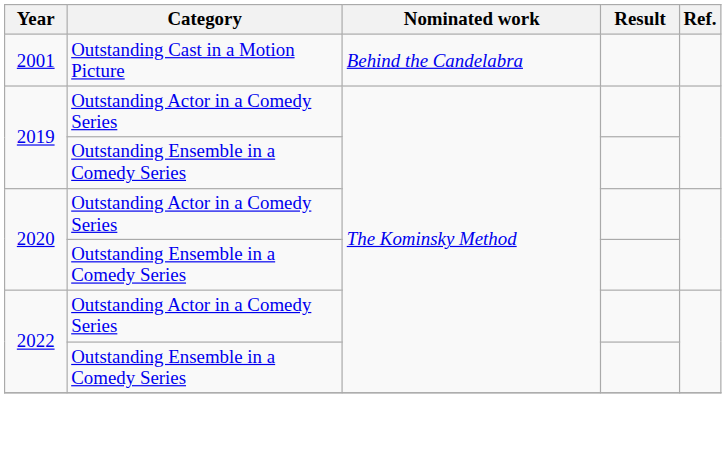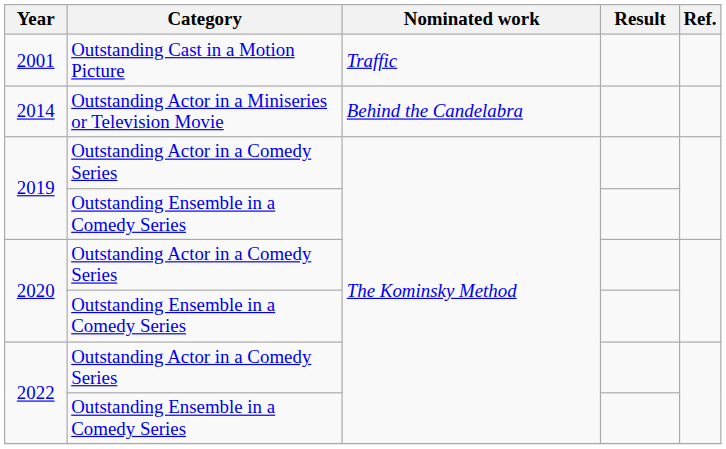(435, 60) Behind the Candelabra -> (372, 60) Traffic
+ row: (36, 111)
